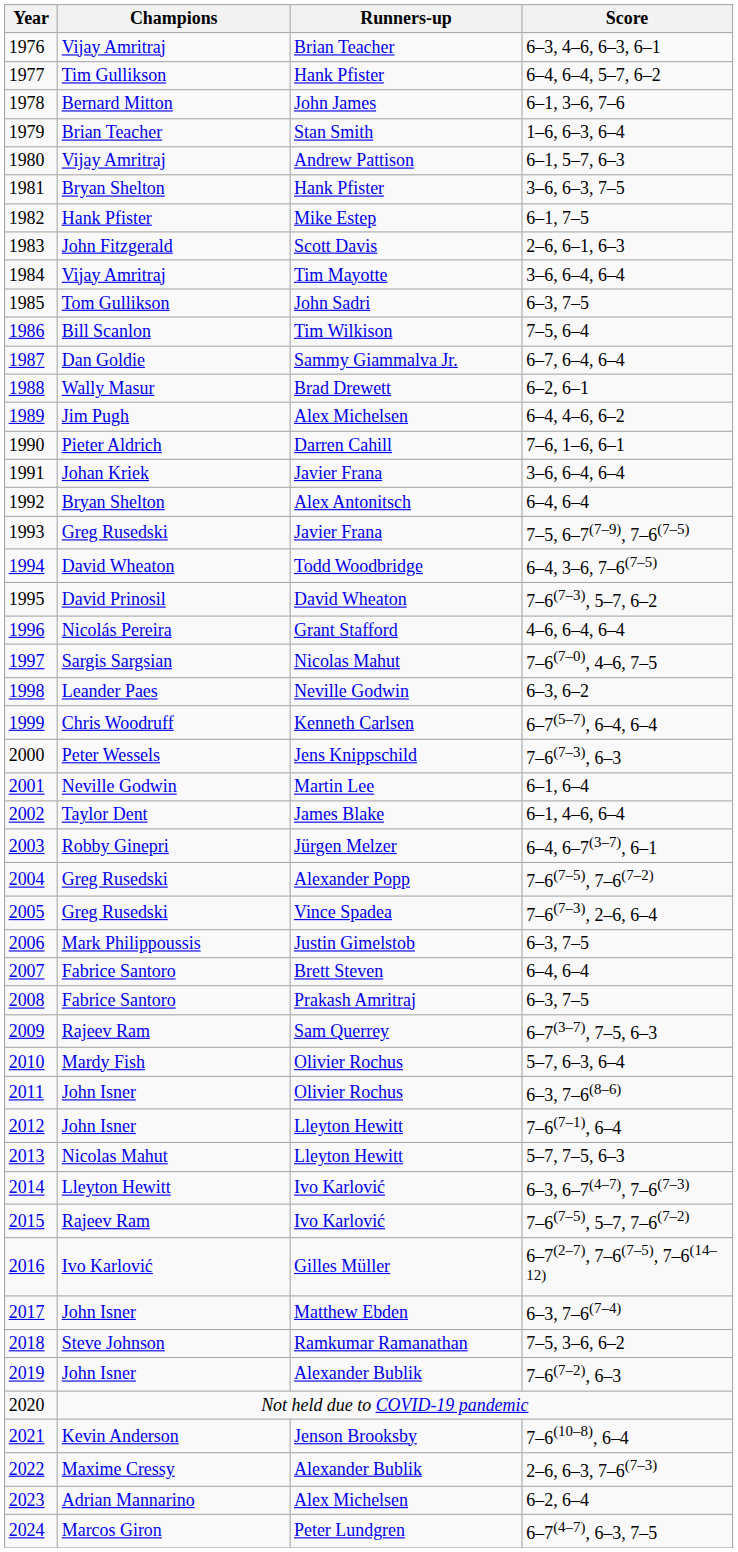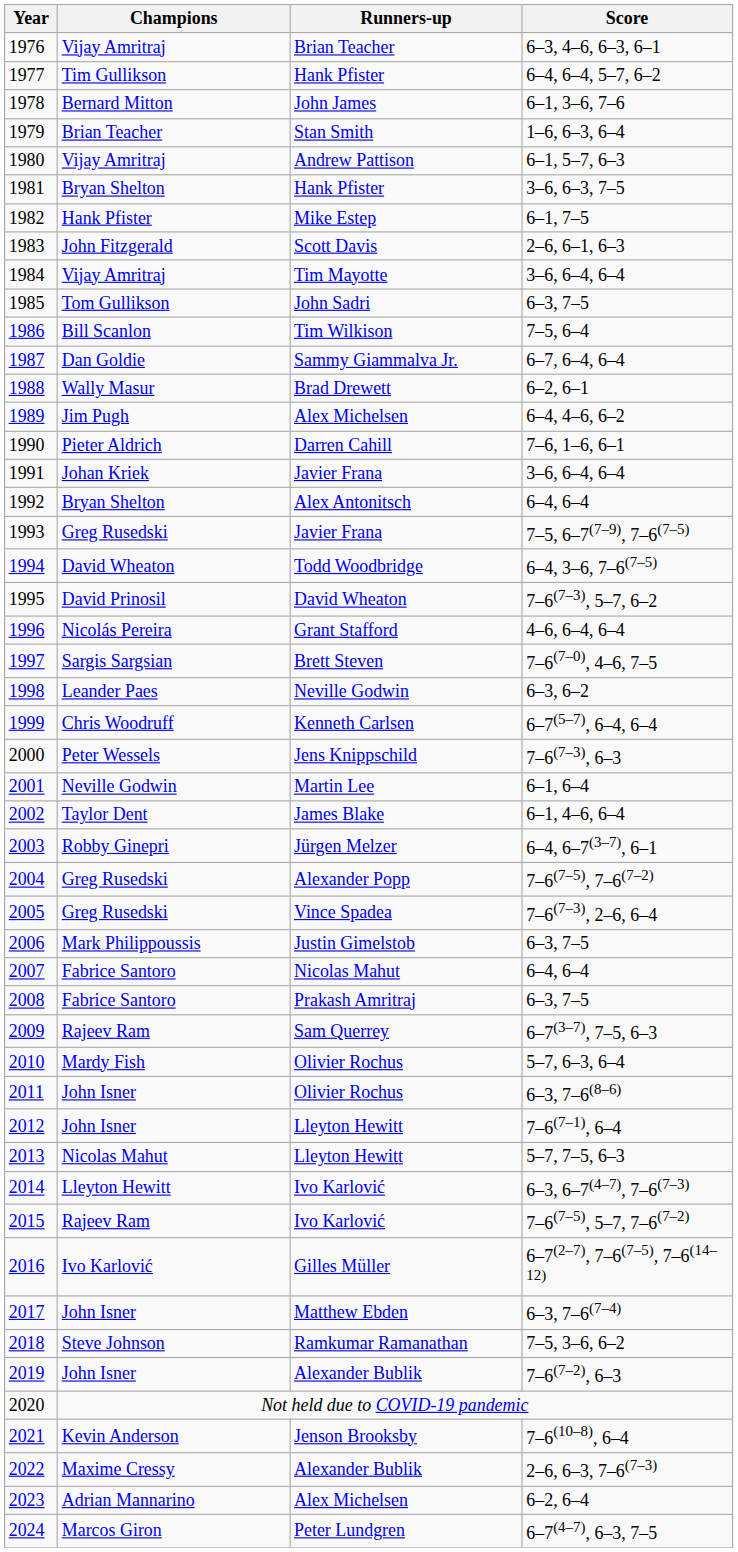(347, 660) Nicolas Mahut -> (339, 660) Brett Steven
(339, 971) Brett Steven -> (347, 971) Nicolas Mahut
